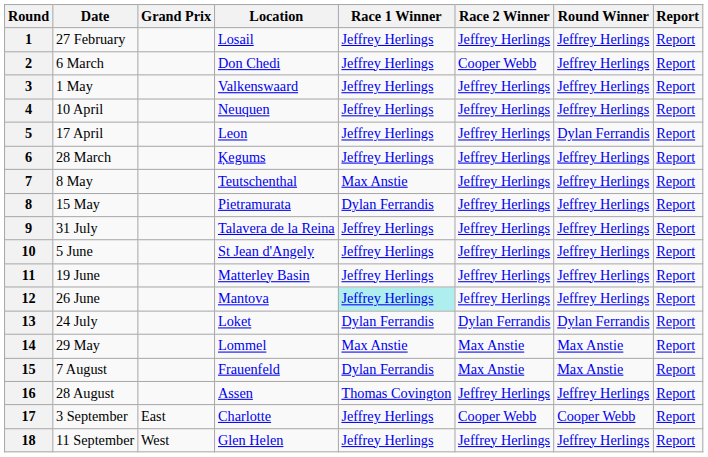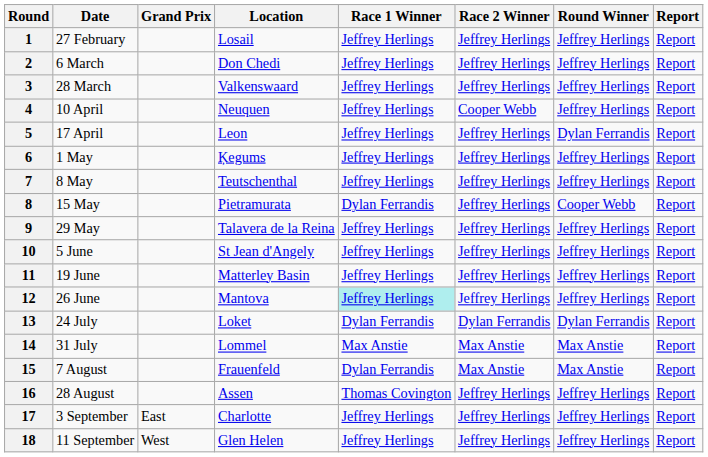(497, 62) Cooper Webb -> (504, 62) Jeffrey Herlings
(74, 86) 1 May -> (83, 86) 28 March
(504, 110) Jeffrey Herlings -> (497, 110) Cooper Webb
(83, 157) 28 March -> (74, 157) 1 May
(375, 180) Max Anstie -> (387, 180) Jeffrey Herlings
(603, 204) Jeffrey Herlings -> (596, 204) Cooper Webb
(77, 227) 31 July -> (78, 227) 29 May
(78, 345) 29 May -> (77, 345) 31 July
(497, 416) Cooper Webb -> (504, 416) Jeffrey Herlings
(596, 416) Cooper Webb -> (603, 416) Jeffrey Herlings
